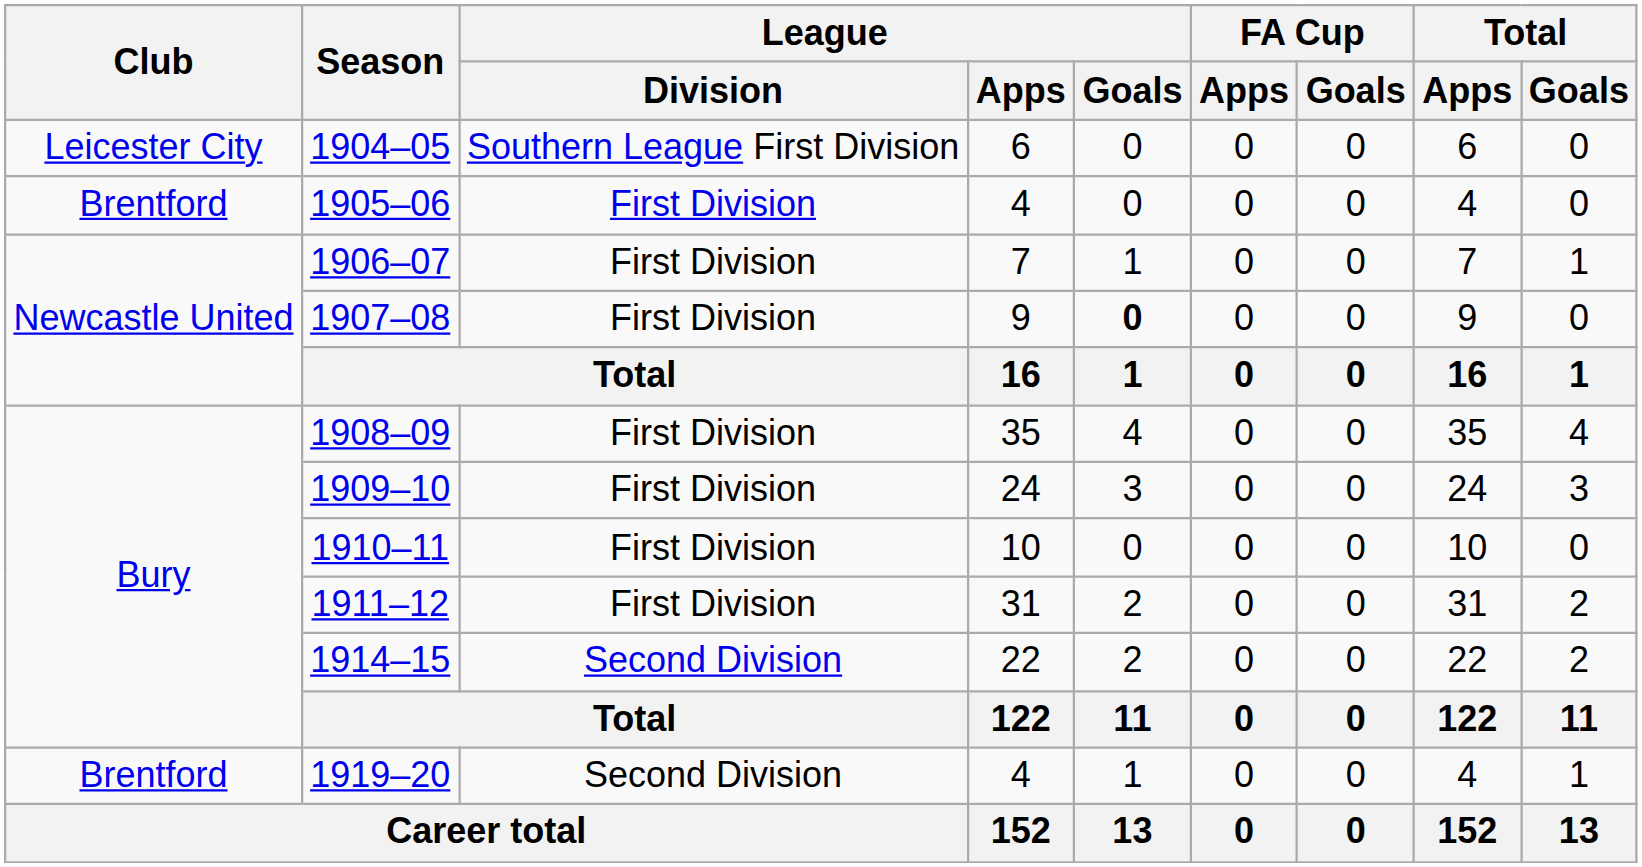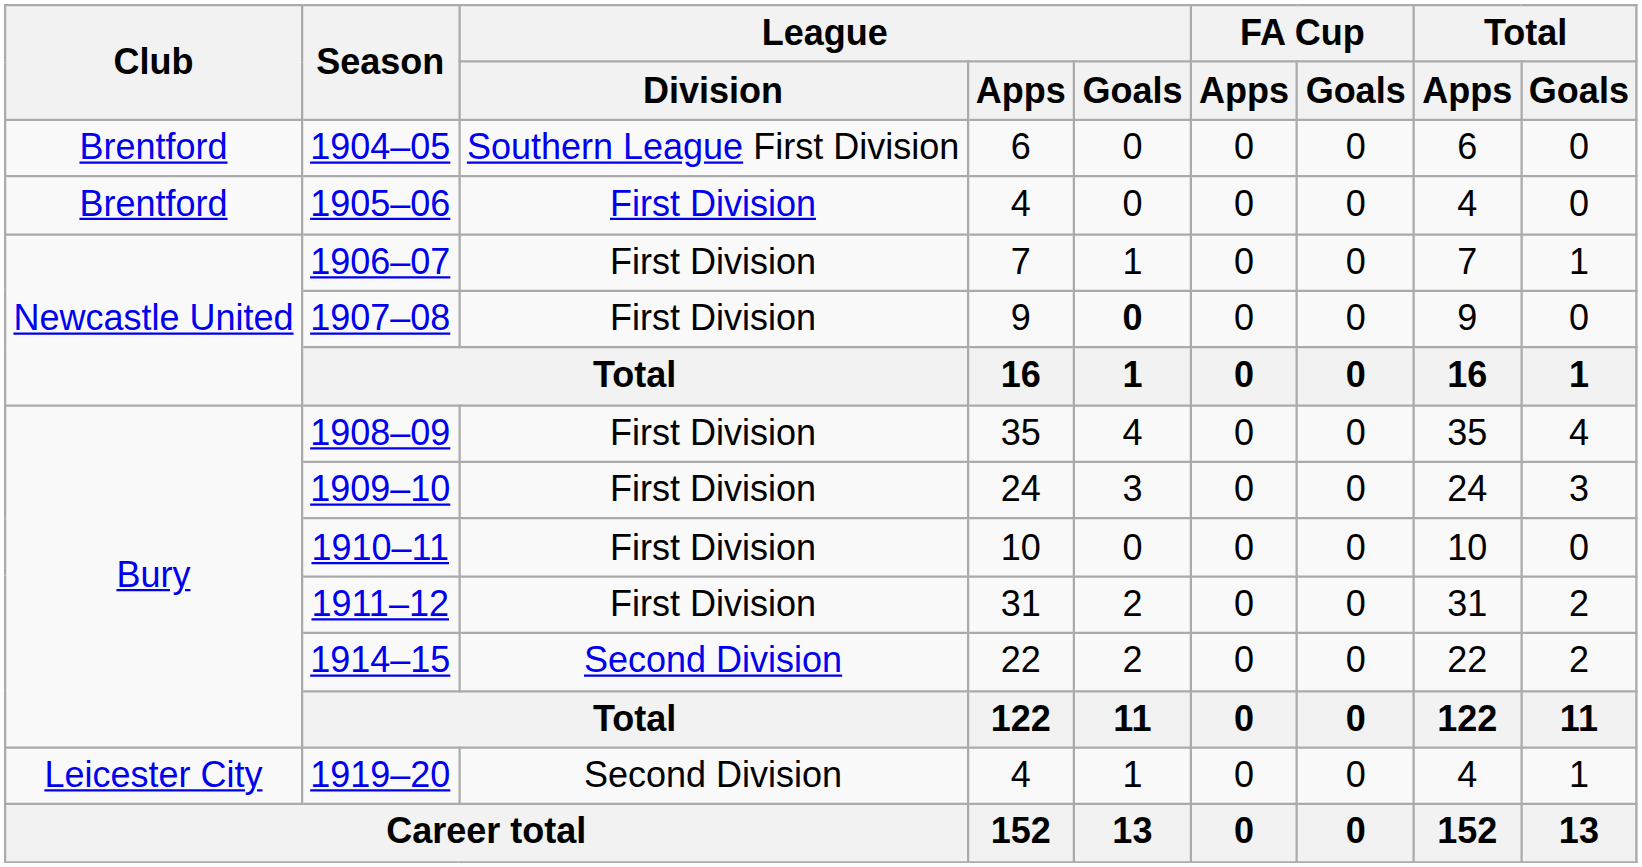(153, 147) Leicester City -> (153, 147) Brentford
(153, 775) Brentford -> (153, 775) Leicester City
